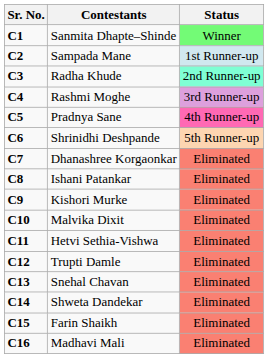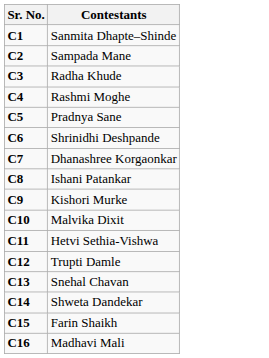- column: (222, 14)
